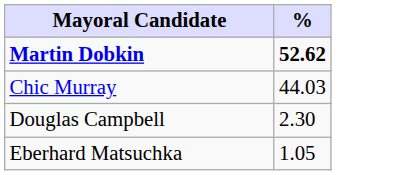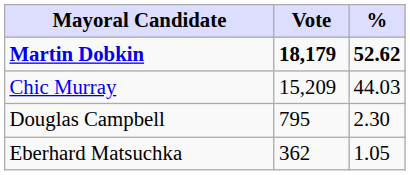+ column: (312, 20)
